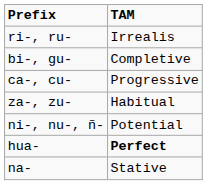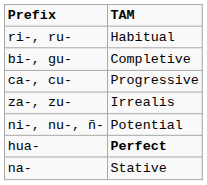(143, 37) Irrealis -> (143, 37) Habitual
(143, 103) Habitual -> (143, 103) Irrealis
